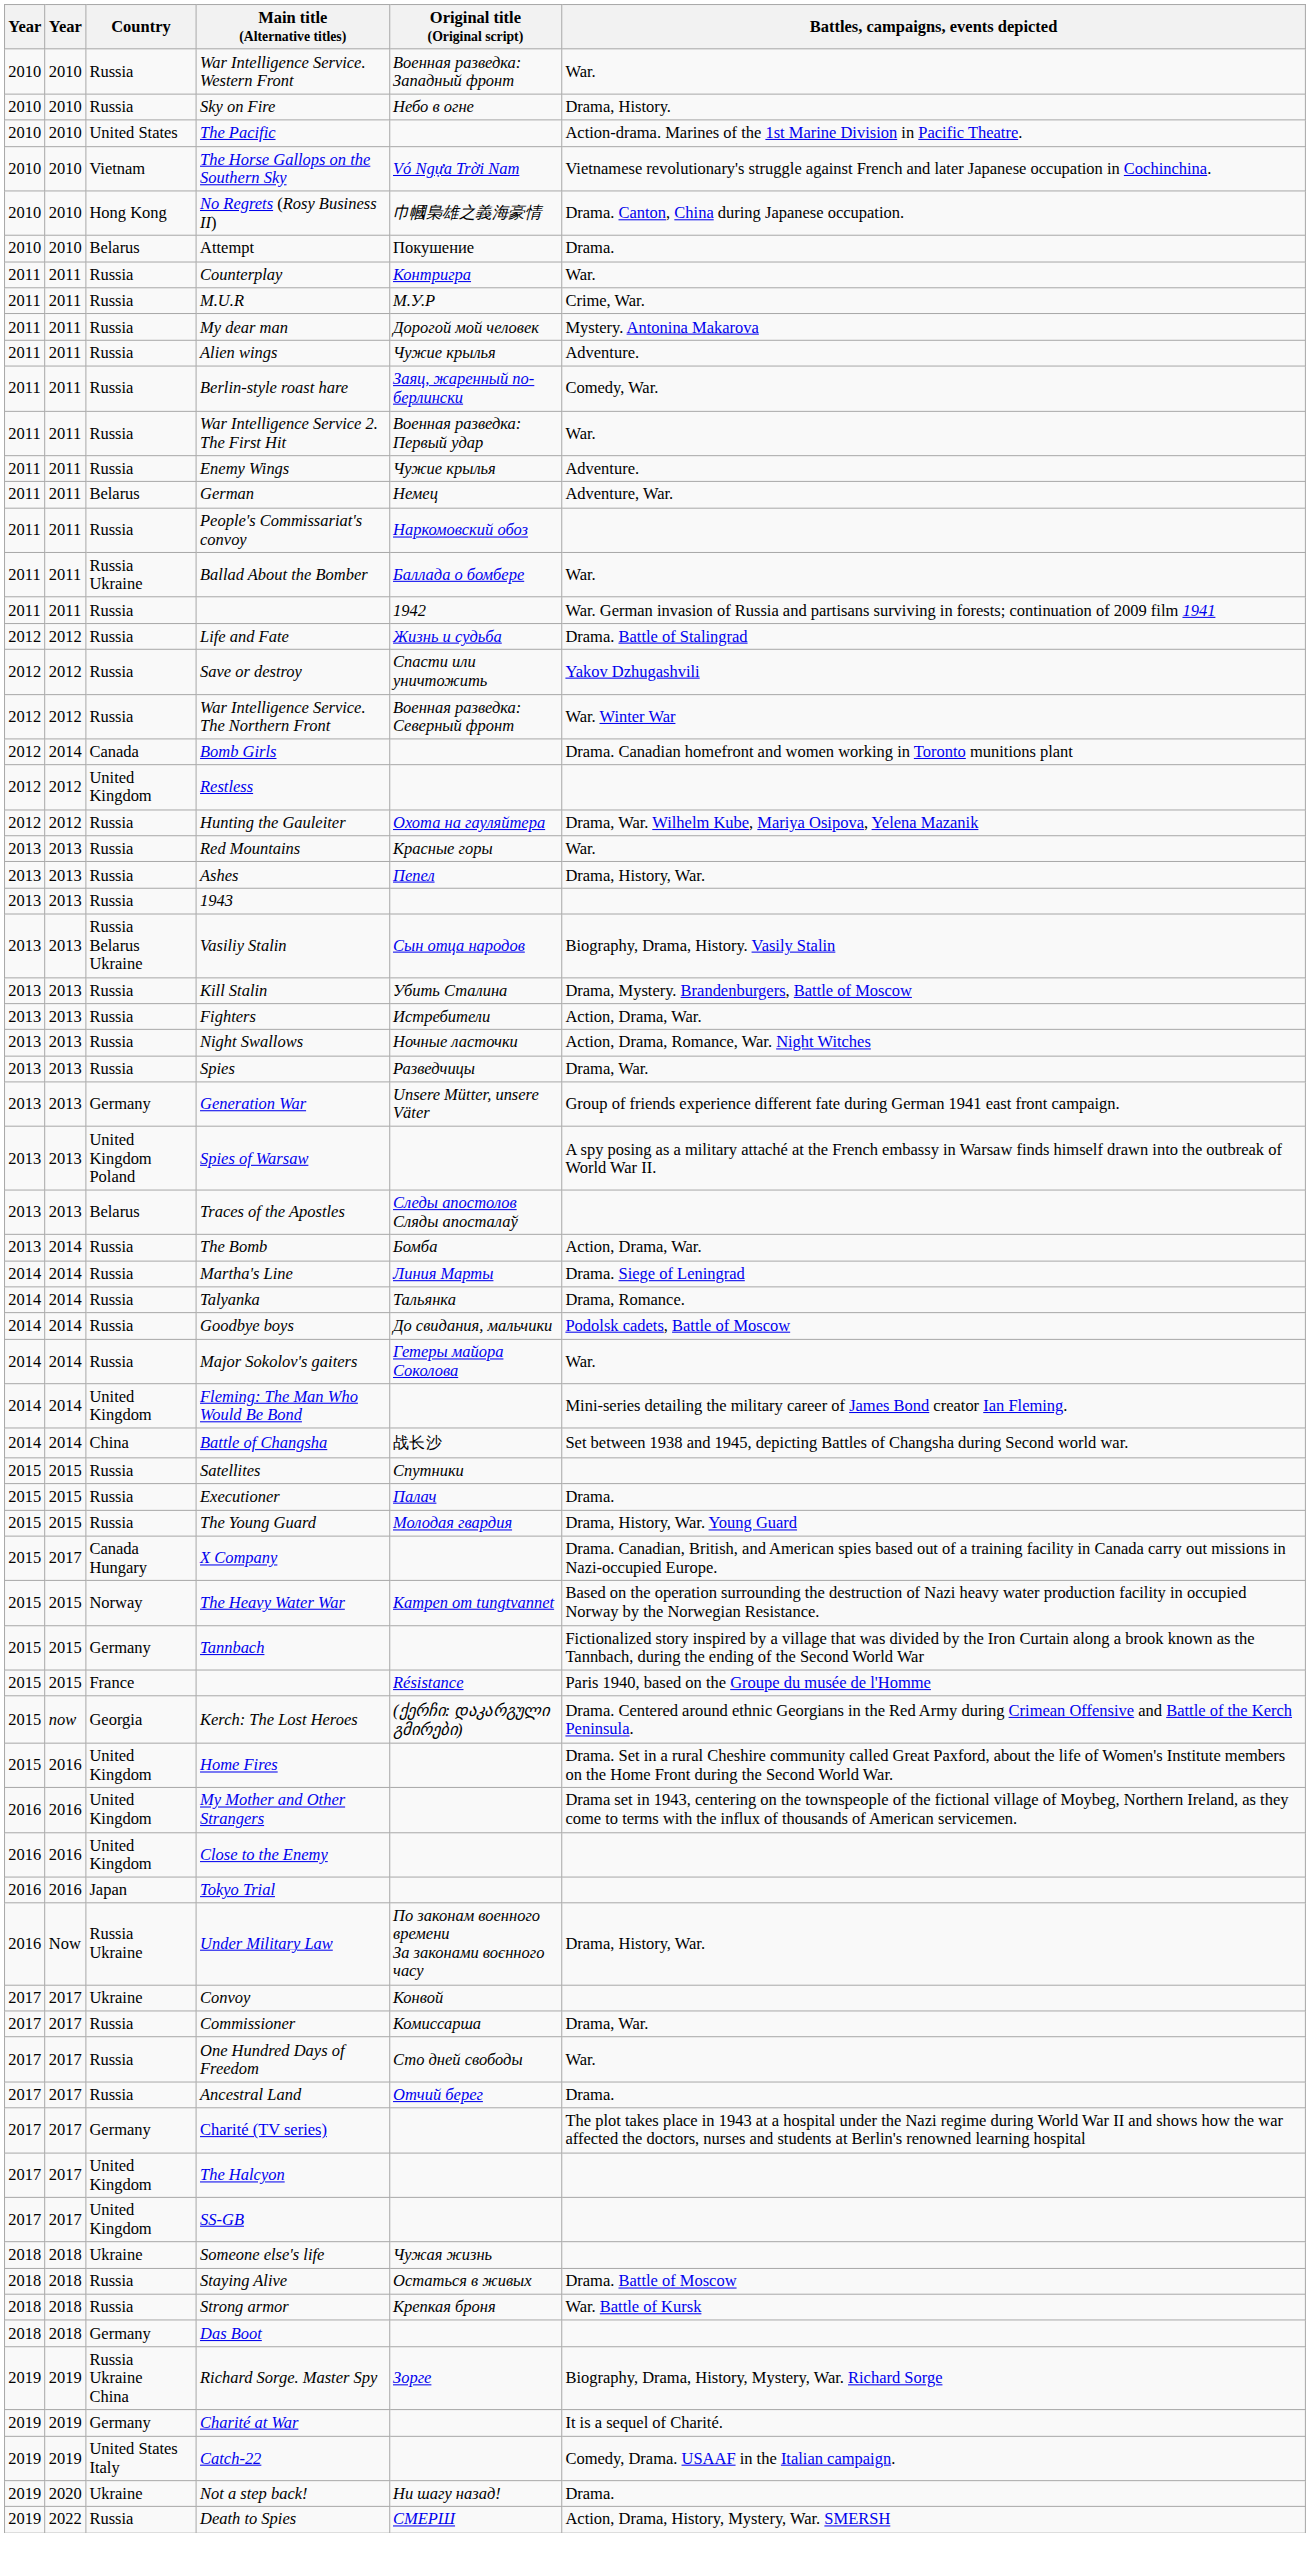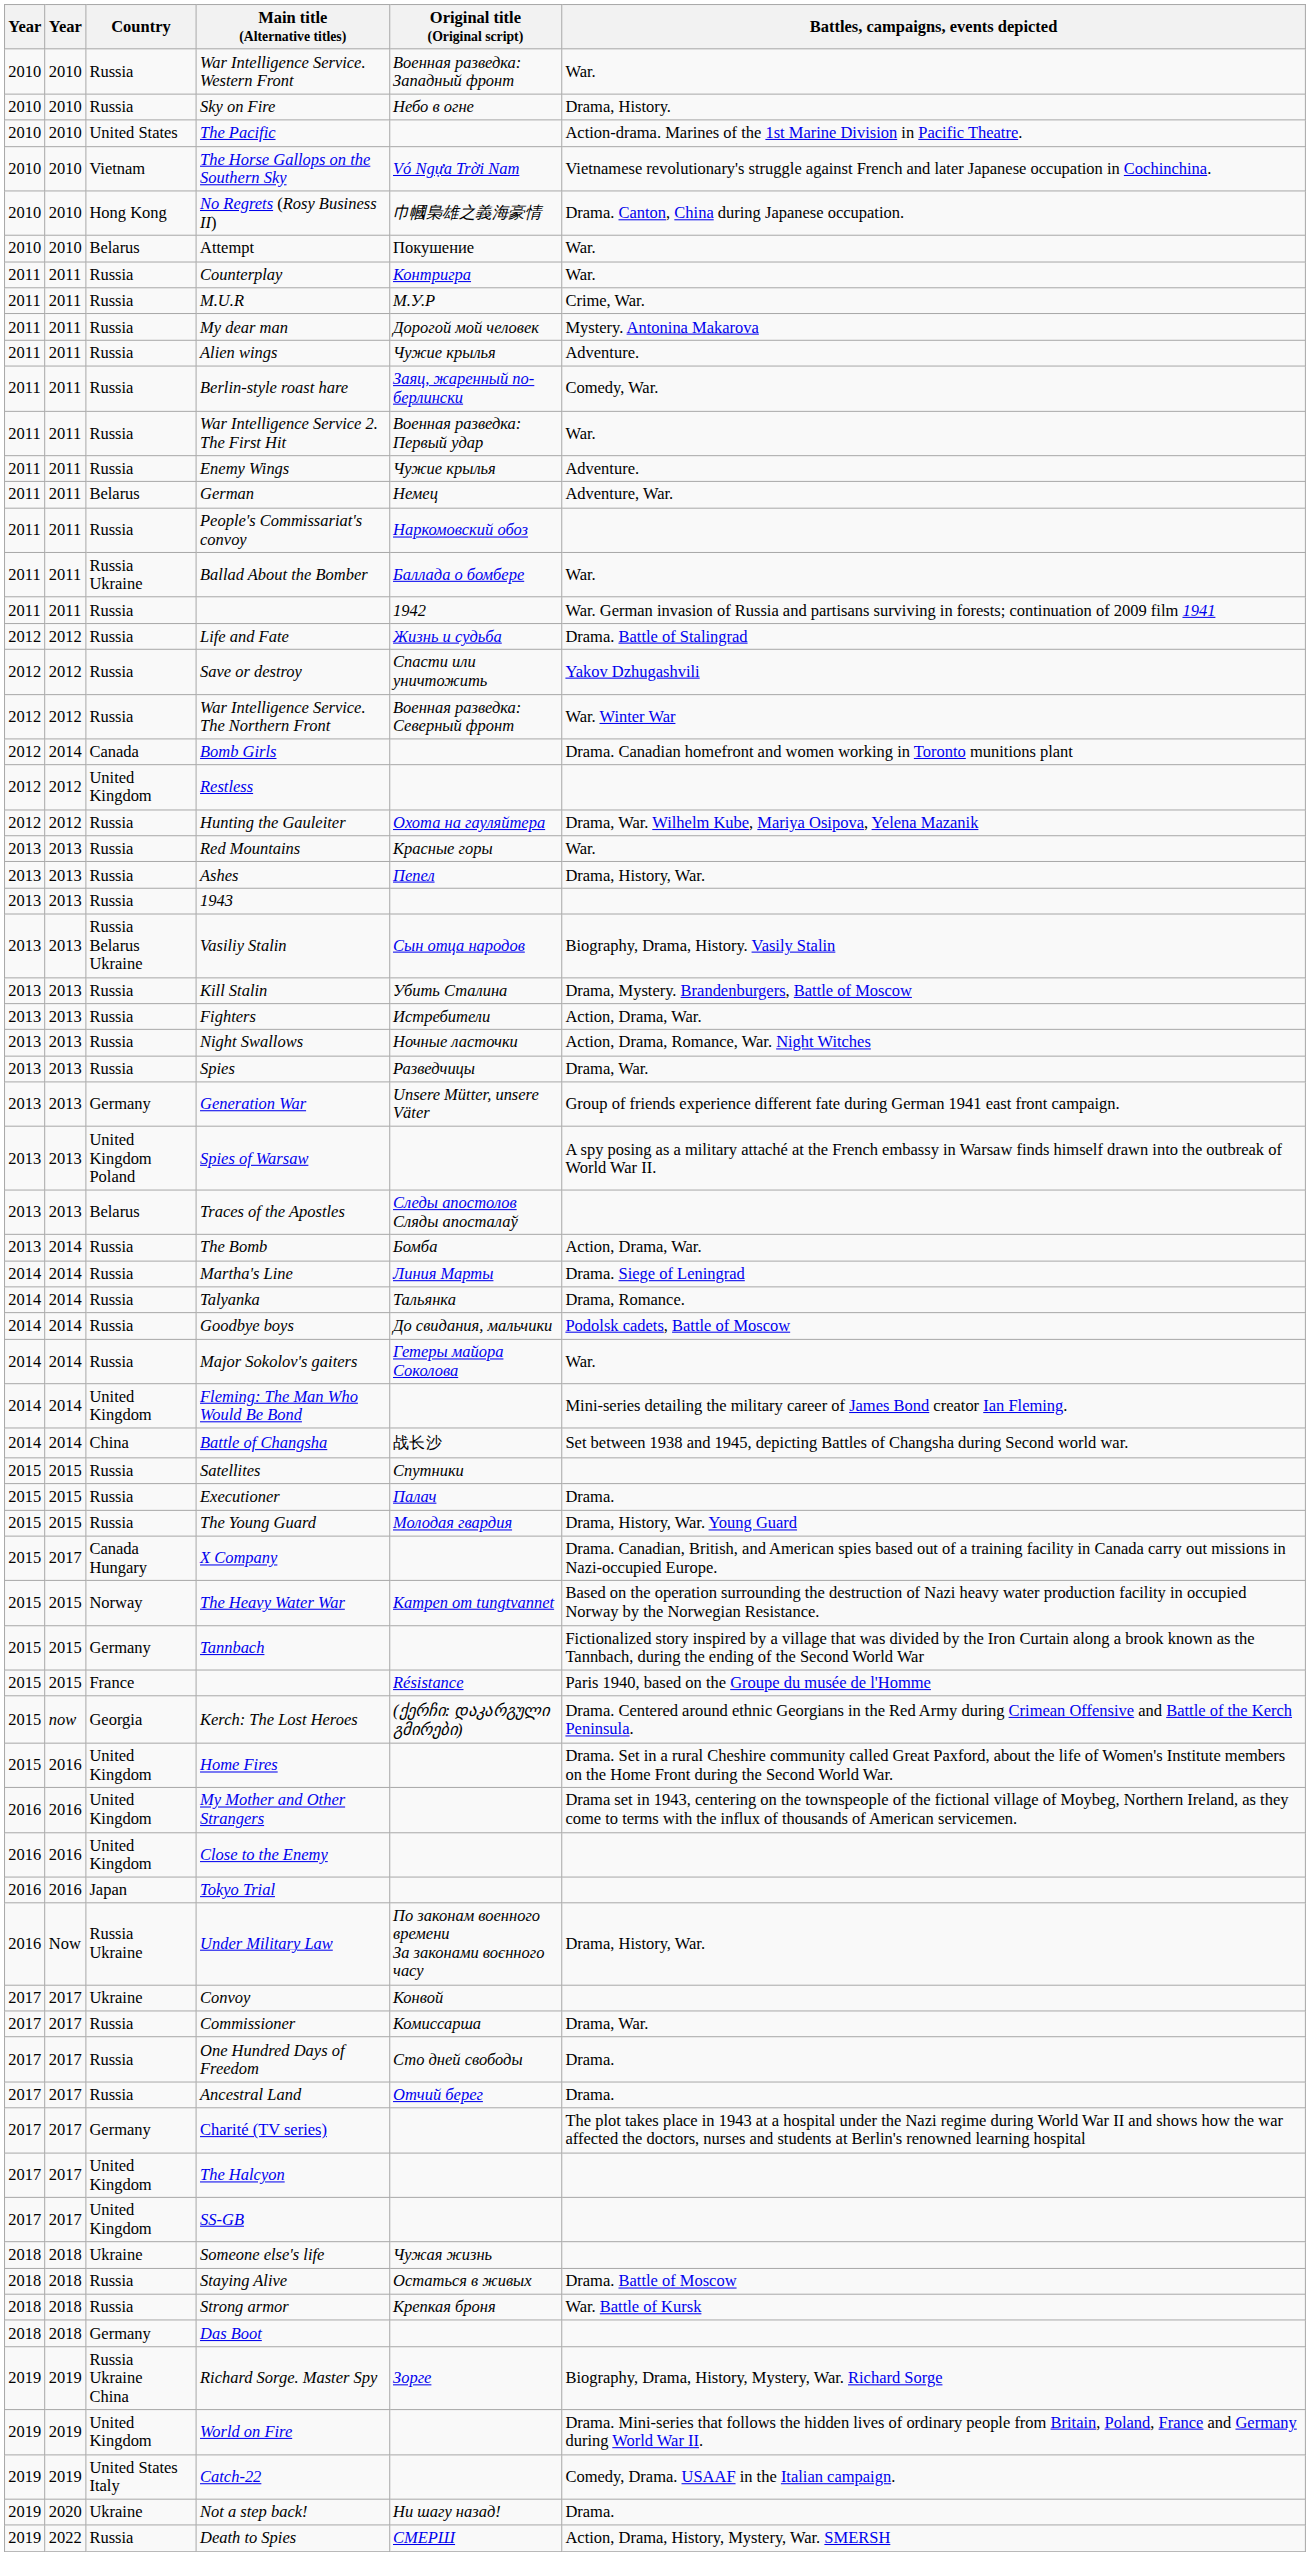(590, 248) Drama. -> (581, 248) War.
(581, 2059) War. -> (590, 2059) Drama.
- row: (120, 2422)
+ row: (121, 2432)
